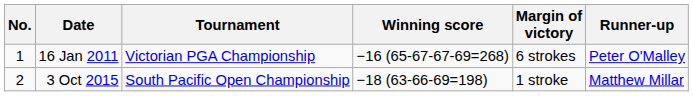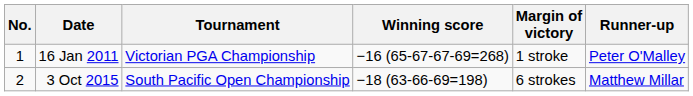(546, 56) 6 strokes -> (542, 56) 1 stroke
(542, 80) 1 stroke -> (546, 80) 6 strokes
